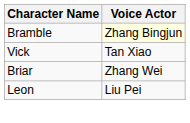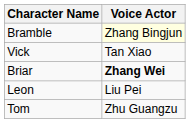(134, 71) normal -> (135, 71) bold
+ row: (18, 109)
